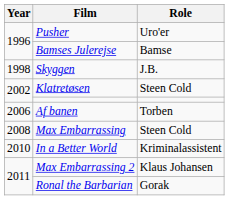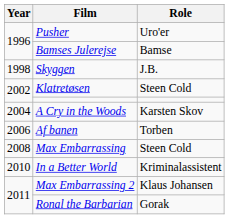+ row: (81, 111)
